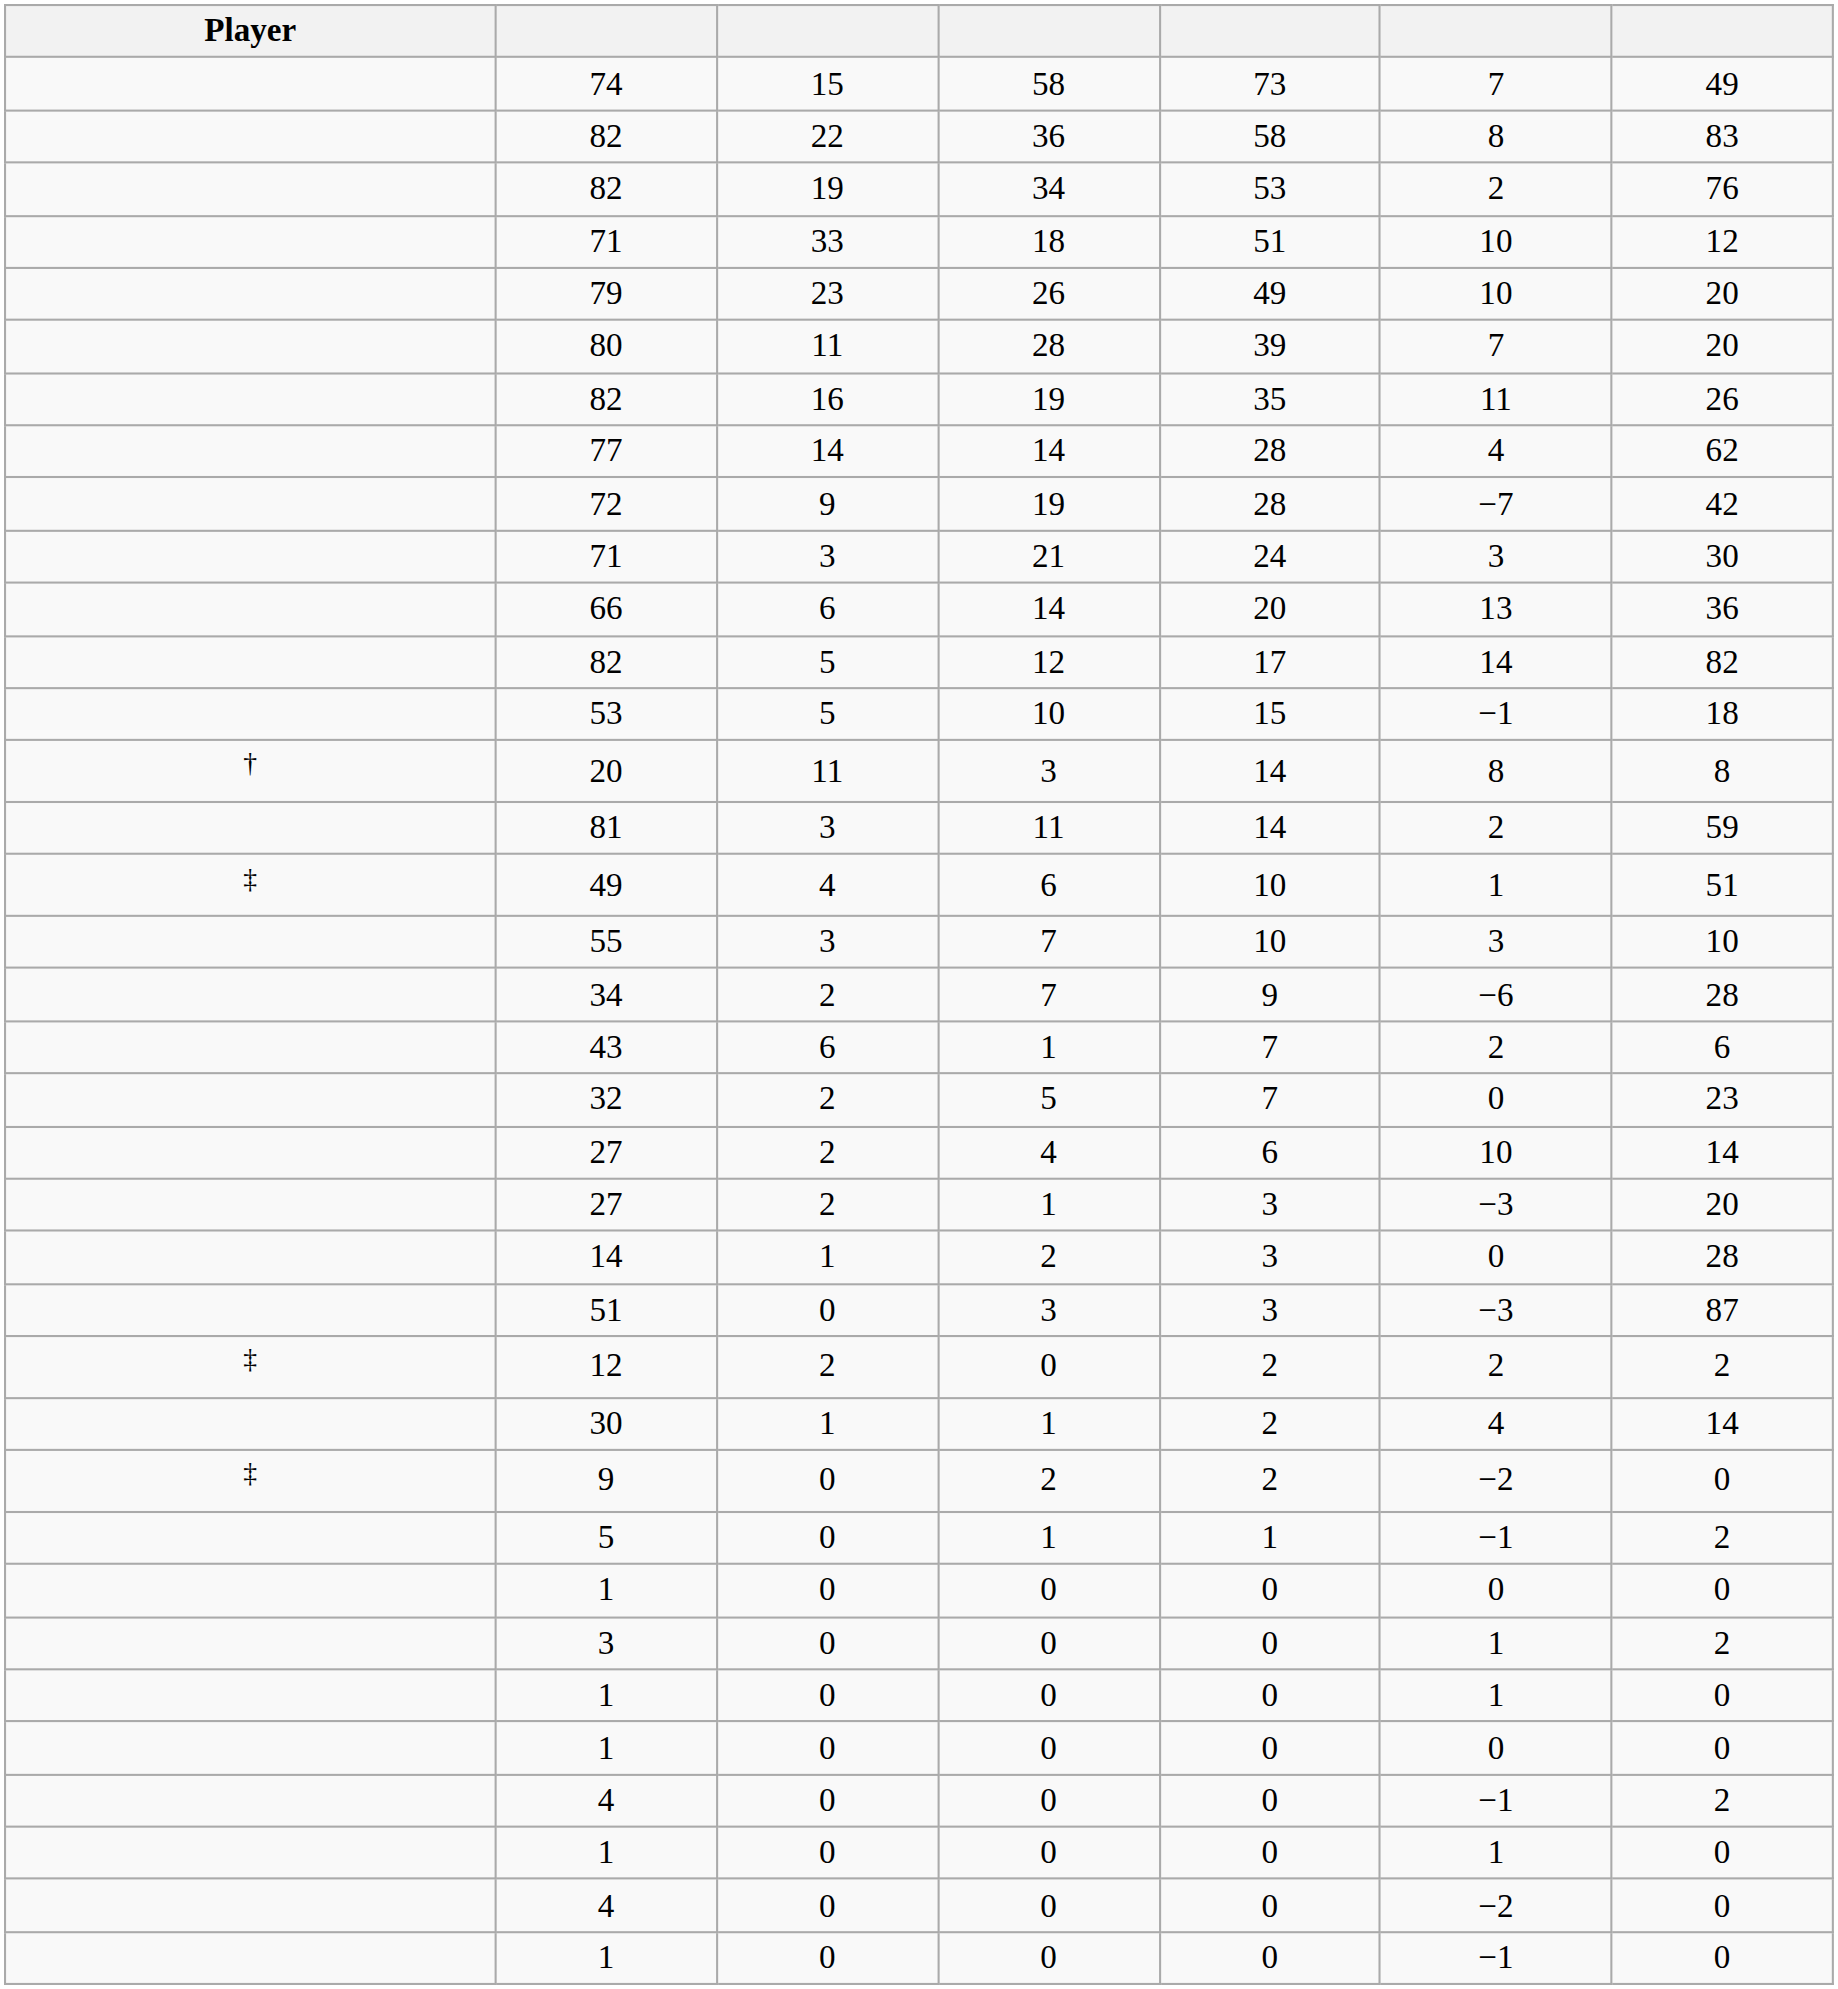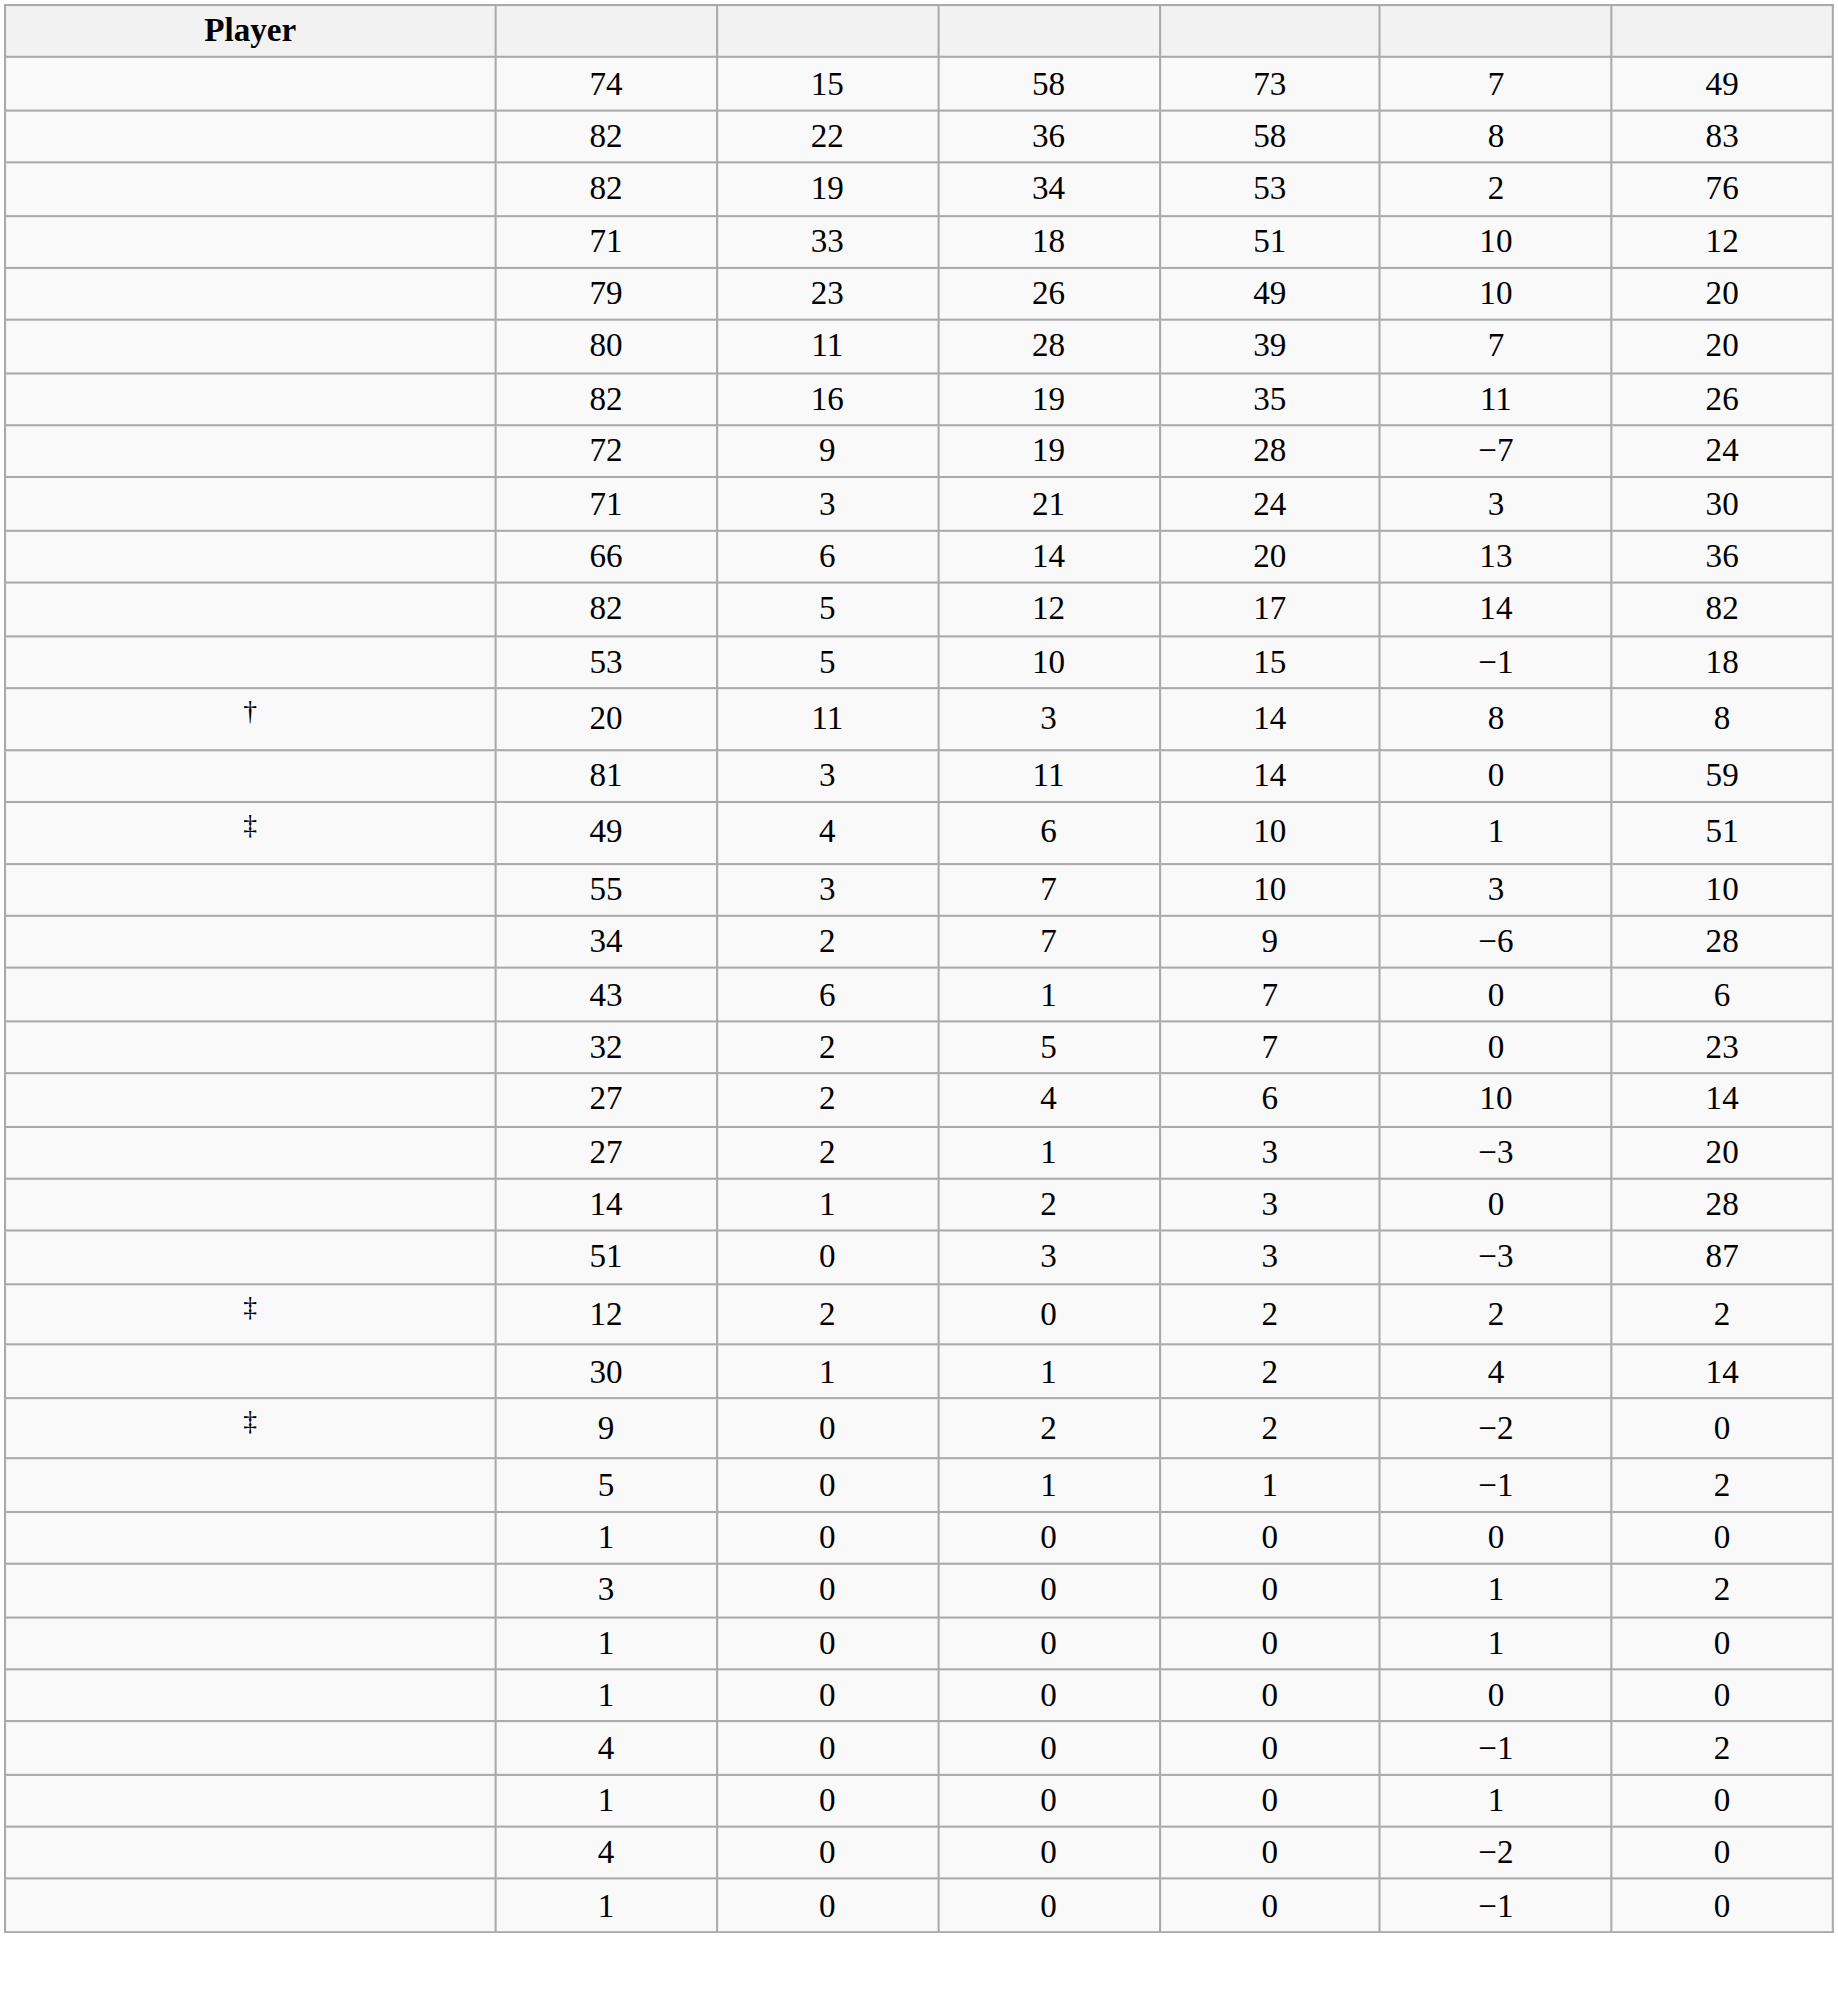- row: (606, 450)
(1722, 503) 42 -> (1722, 450) 24
(1496, 827) 2 -> (1496, 775) 0
(1496, 1046) 2 -> (1496, 994) 0
